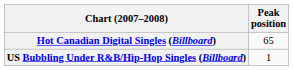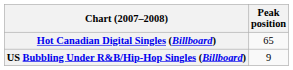(269, 57) 1 -> (269, 57) 9
